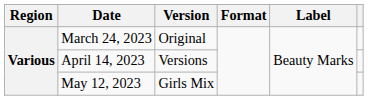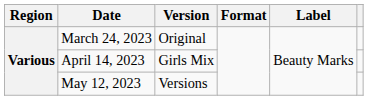(183, 60) Versions -> (186, 60) Girls Mix
(186, 83) Girls Mix -> (183, 83) Versions
